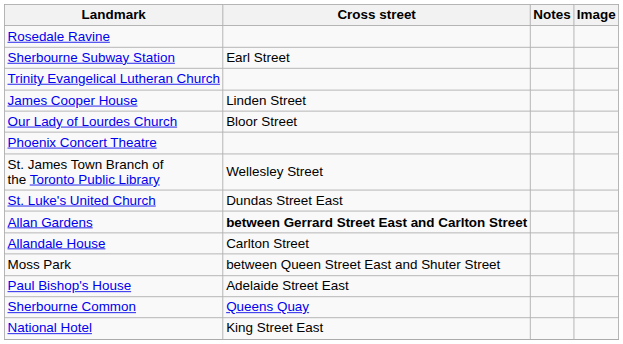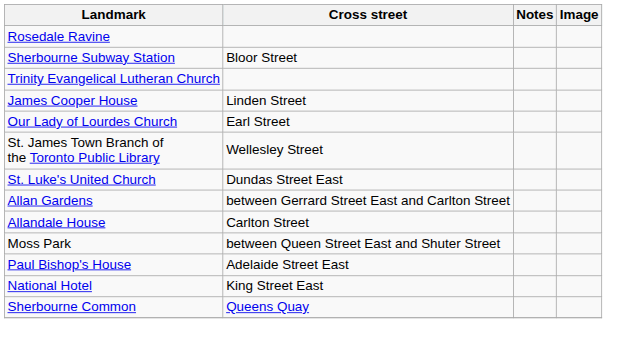(258, 57) Earl Street -> (262, 57) Bloor Street
(262, 121) Bloor Street -> (258, 121) Earl Street
- row: (82, 143)
(377, 222) bold -> (368, 200) normal
rows swapped: (50, 328) <-> (72, 307)
